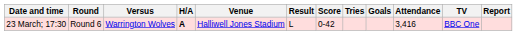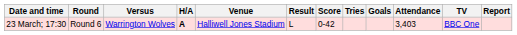(406, 24) 3,416 -> (406, 24) 3,403
